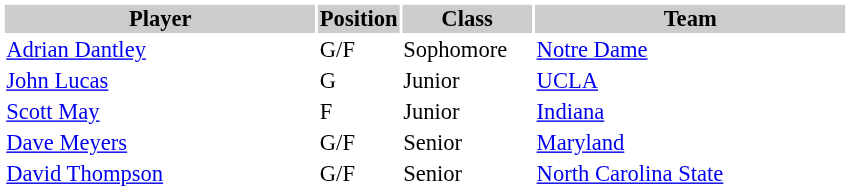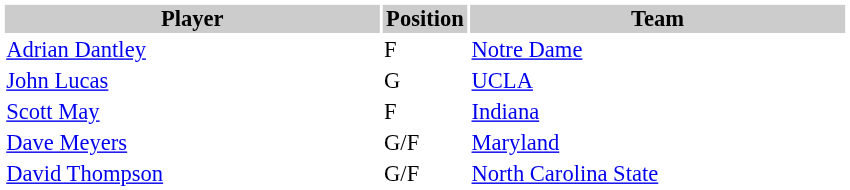- column: (467, 18)
(337, 49) G/F -> (390, 49) F
